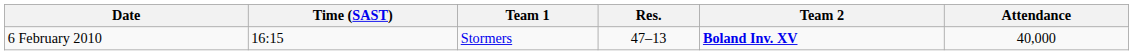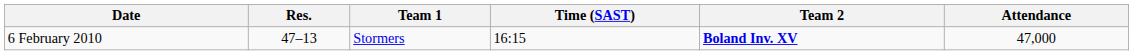columns swapped: (353, 15) <-> (649, 15)
(1036, 38) 40,000 -> (1036, 38) 47,000
